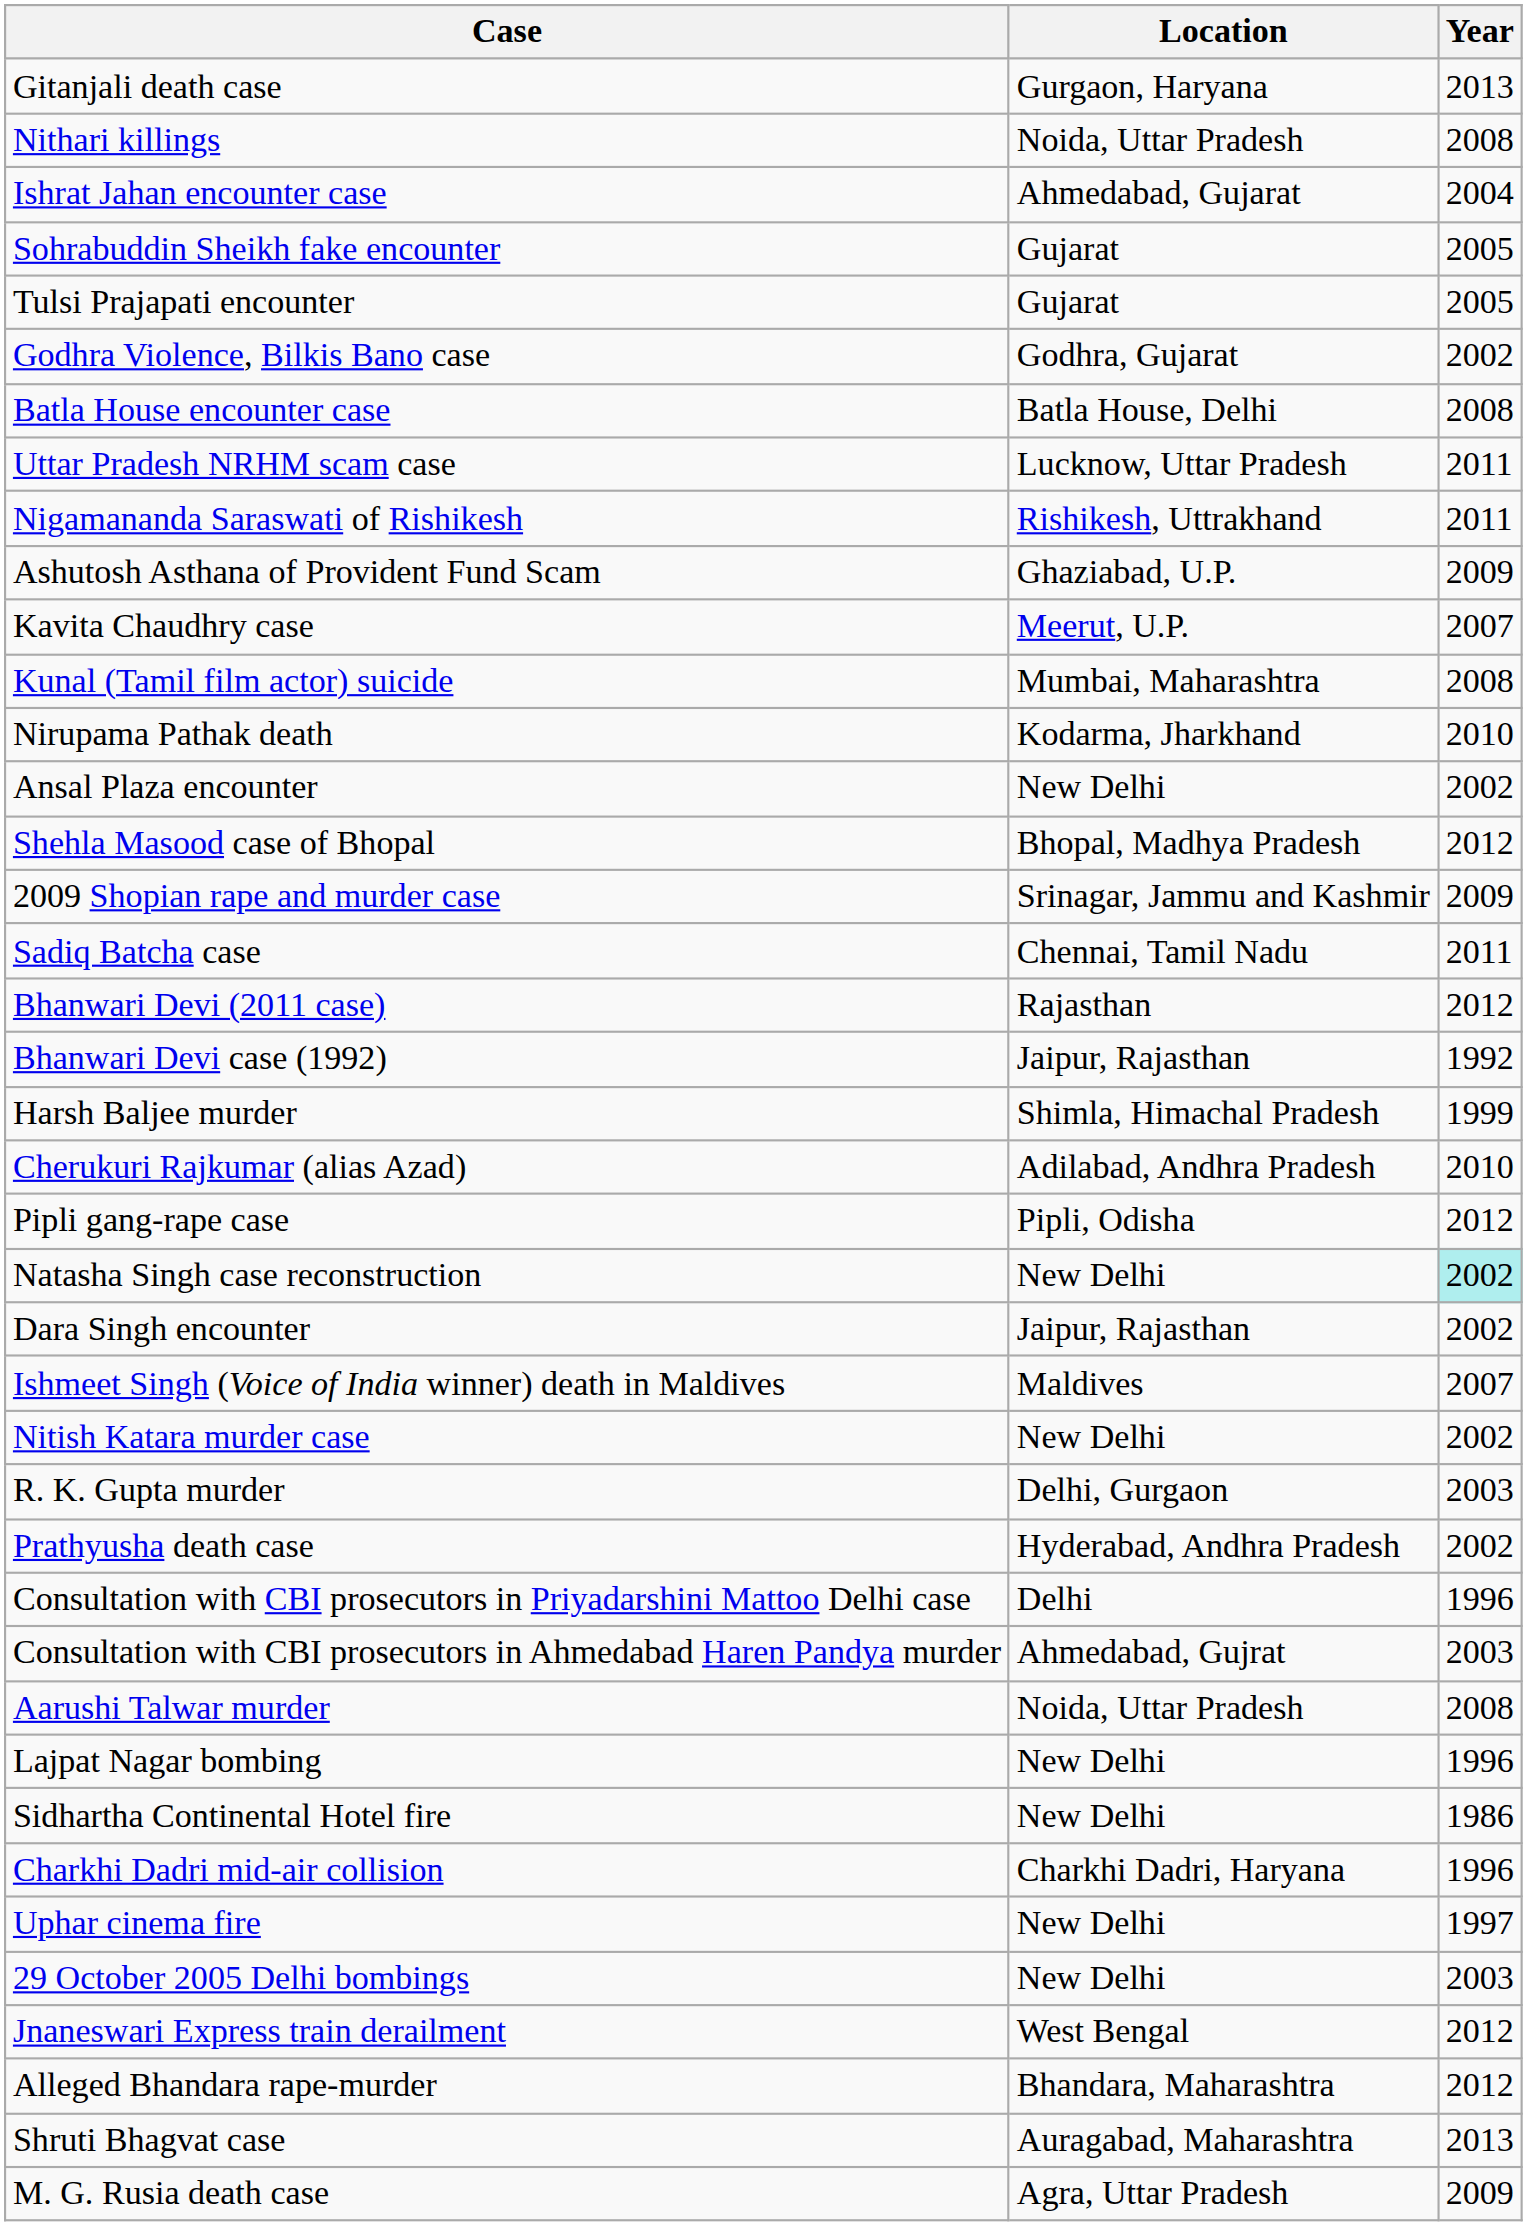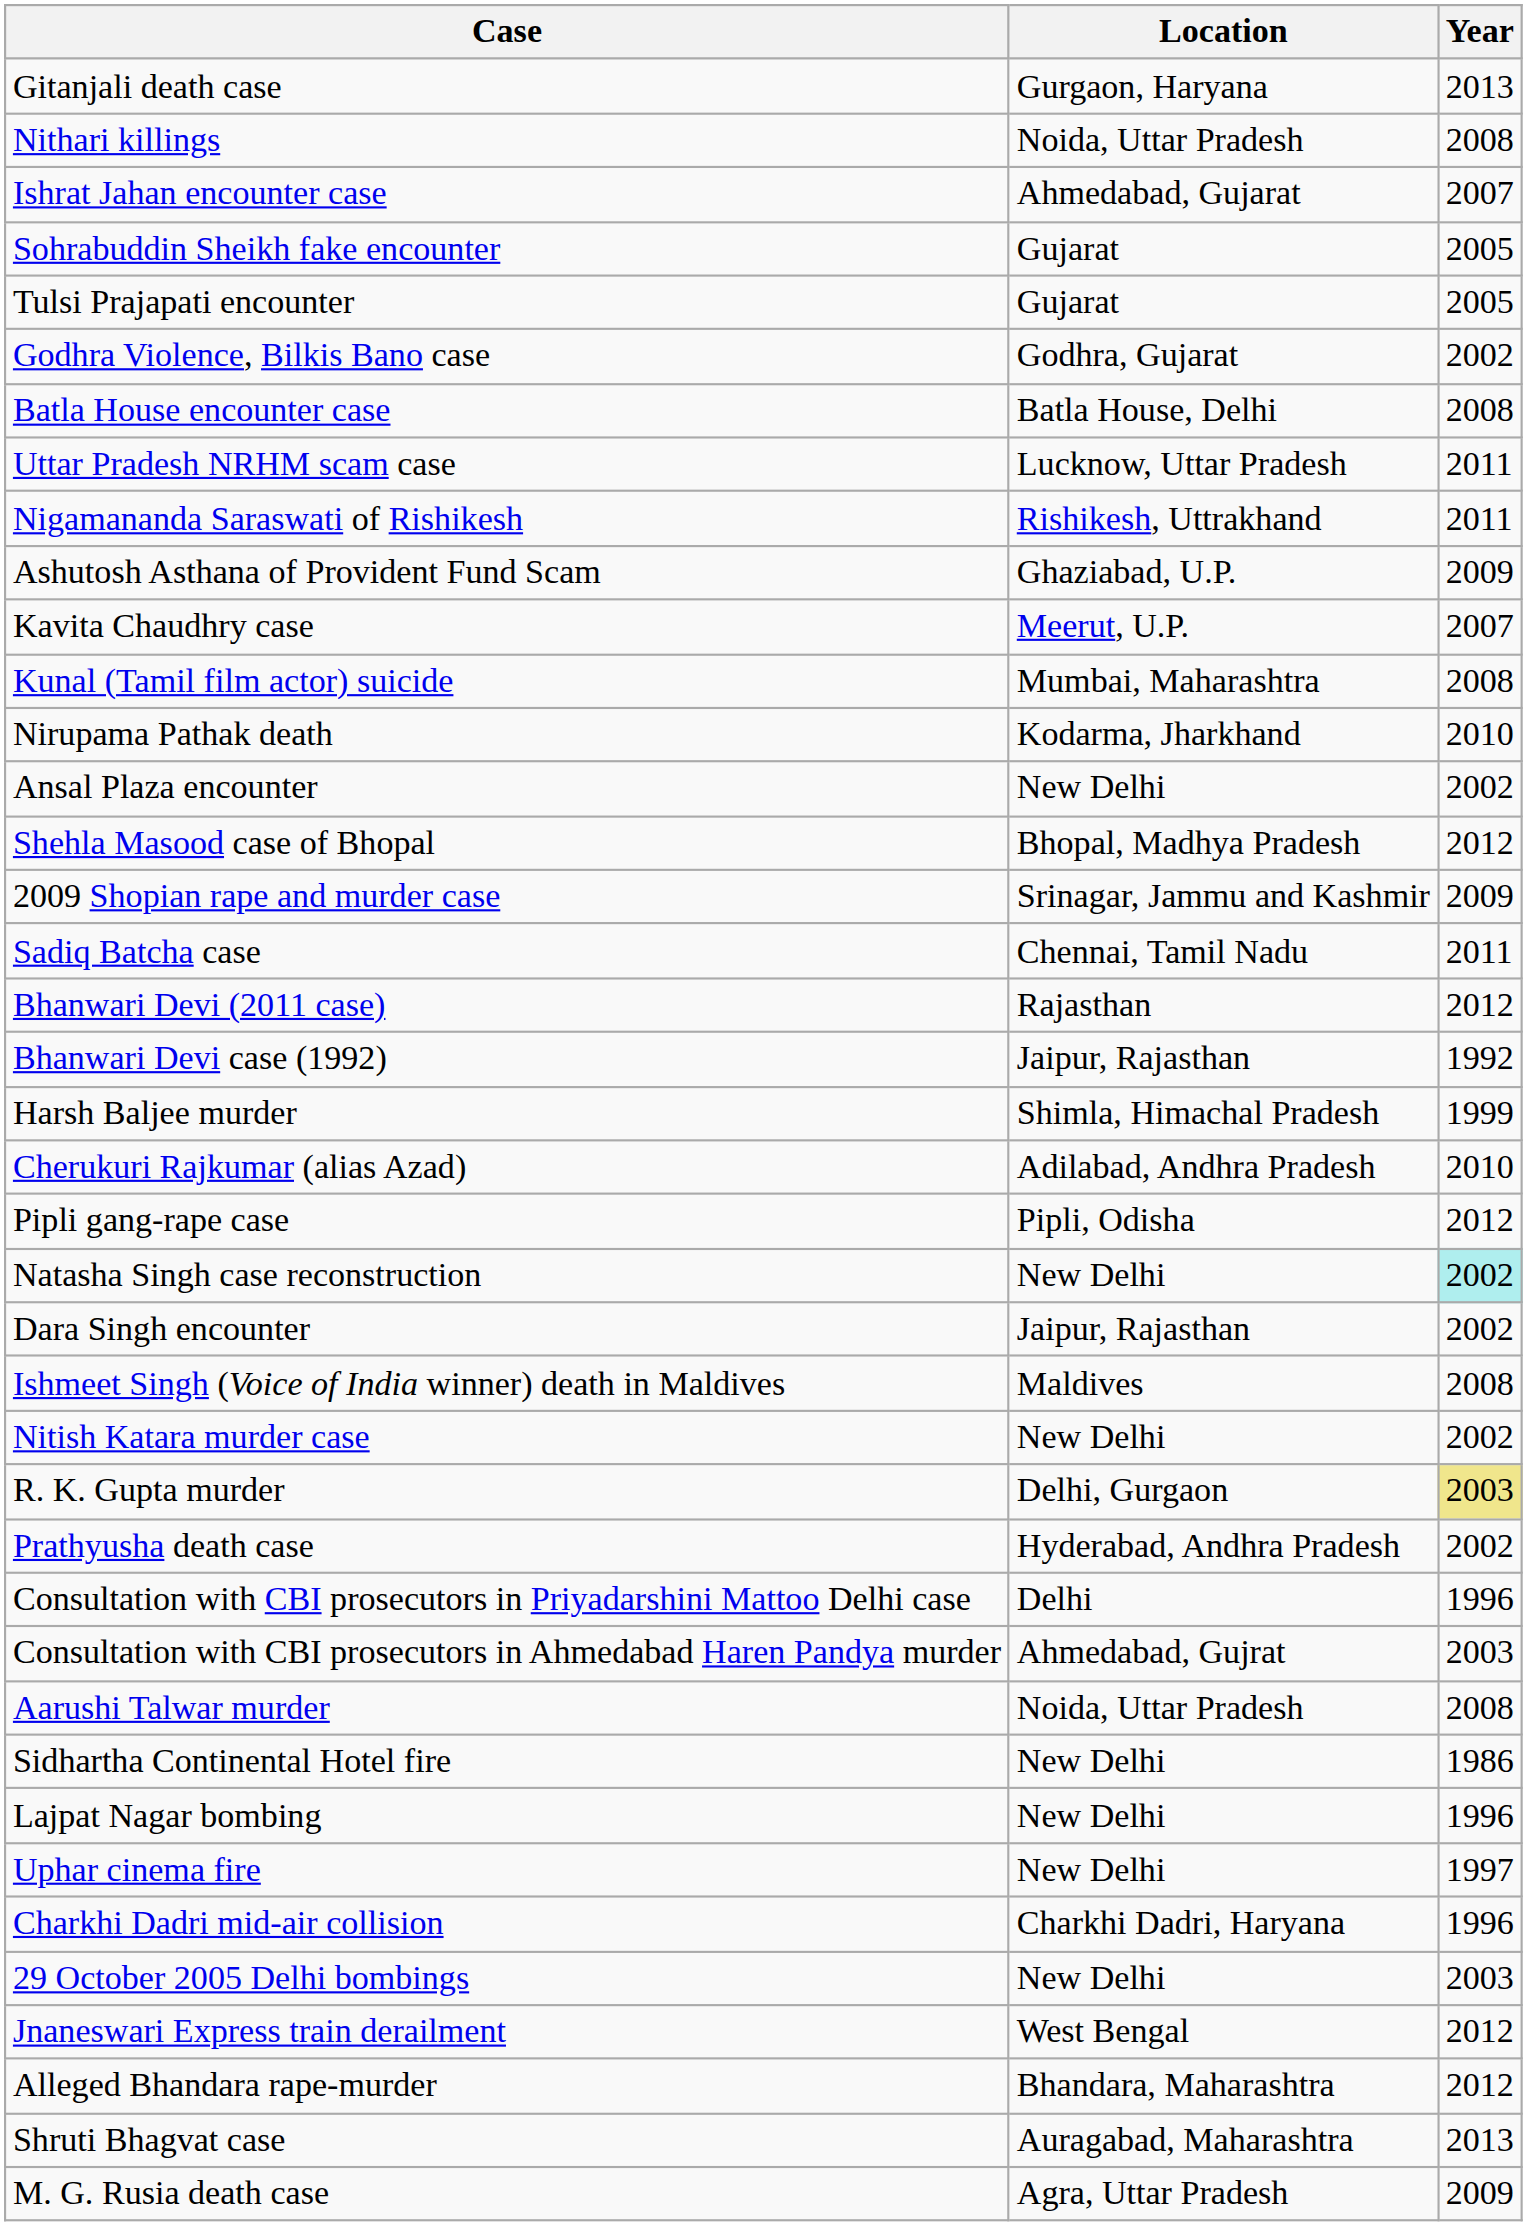(1480, 193) 2004 -> (1480, 193) 2007
(1480, 1382) 2007 -> (1480, 1382) 2008
(1480, 1490) no background -> (1480, 1490) khaki background
rows swapped: (232, 1815) <-> (167, 1761)
rows swapped: (137, 1923) <-> (228, 1869)
